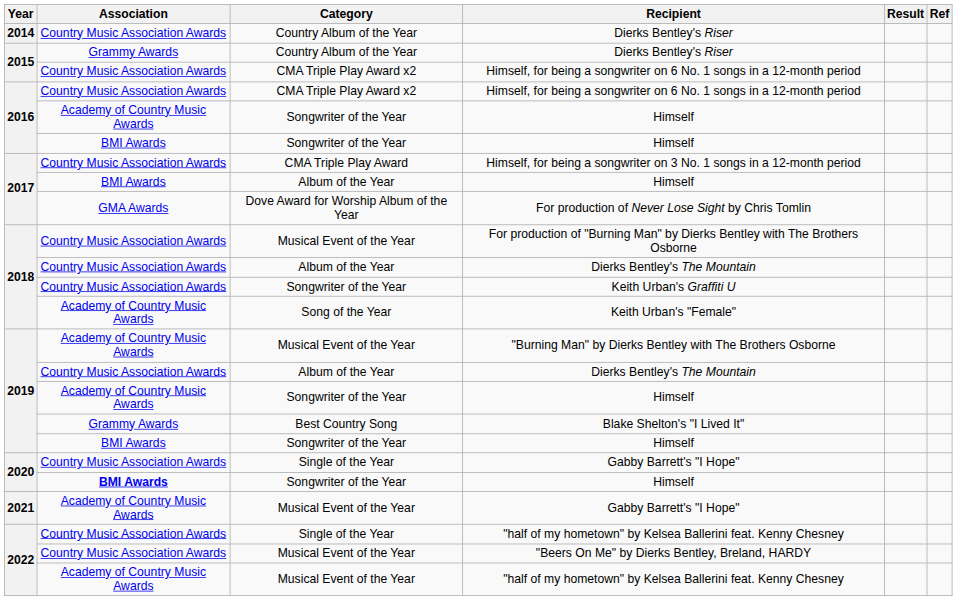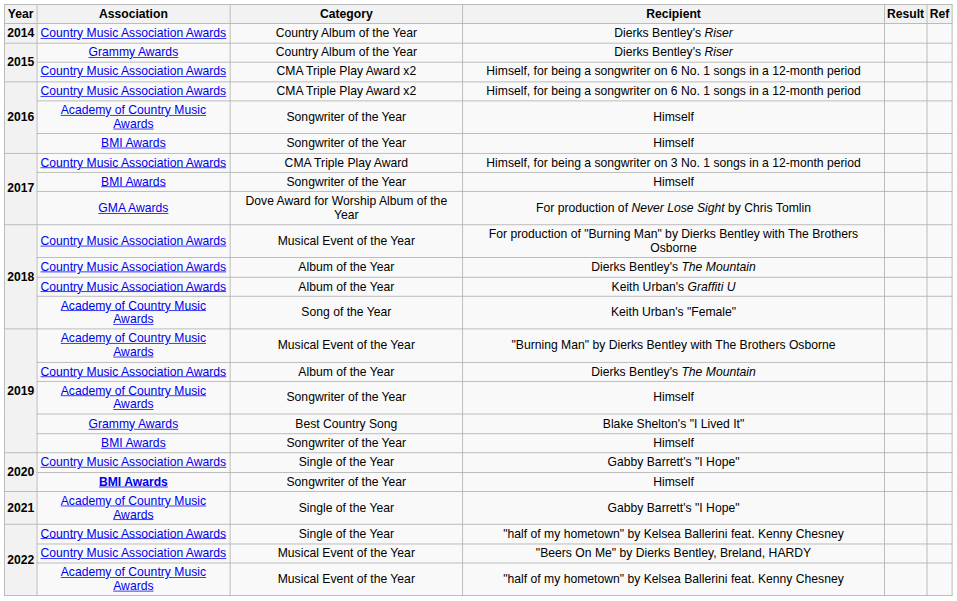(346, 182) Album of the Year -> (346, 182) Songwriter of the Year
(346, 286) Songwriter of the Year -> (346, 286) Album of the Year
(346, 508) Musical Event of the Year -> (346, 508) Single of the Year
